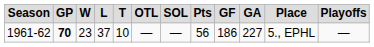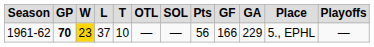(85, 32) no background -> (85, 32) gold background
(227, 32) 186 -> (227, 32) 166
(252, 32) 227 -> (252, 32) 229
